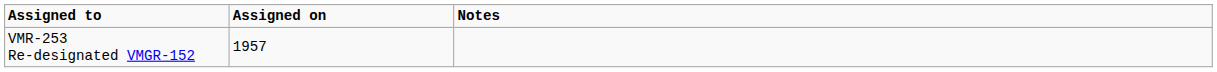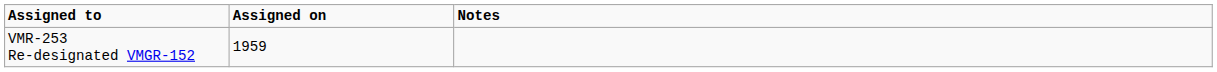(250, 47) 1957 -> (250, 47) 1959
